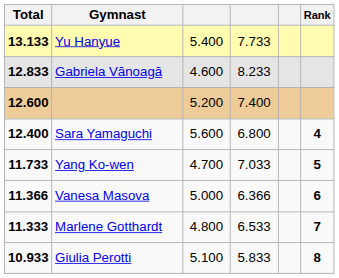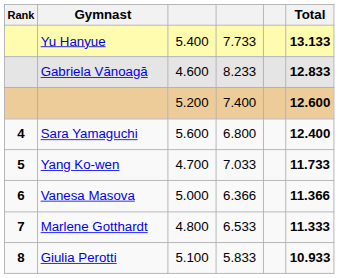columns swapped: (317, 15) <-> (28, 15)
